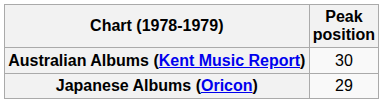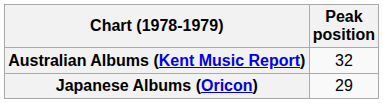(344, 60) 30 -> (344, 60) 32
